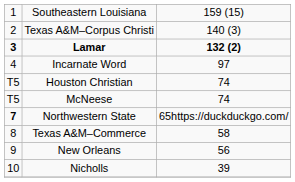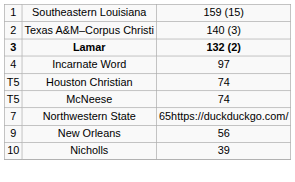(13, 116) bold -> (13, 116) normal
- row: (89, 133)
